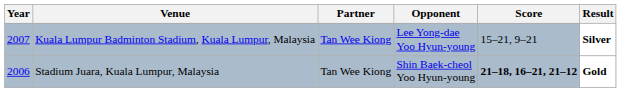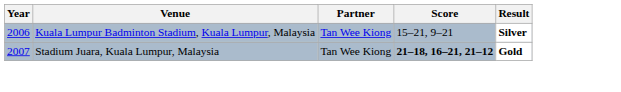- column: (436, 14)
(18, 39) 2007 -> (18, 33) 2006
(18, 71) 2006 -> (18, 51) 2007
